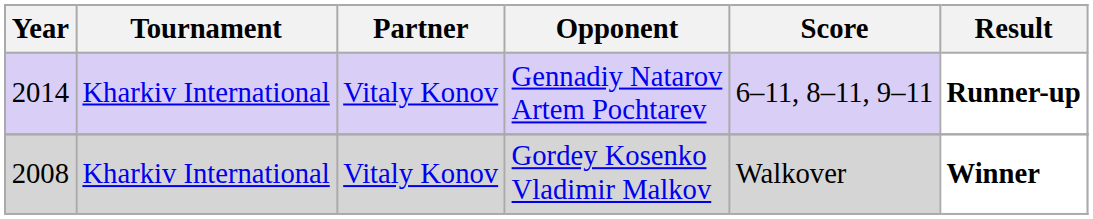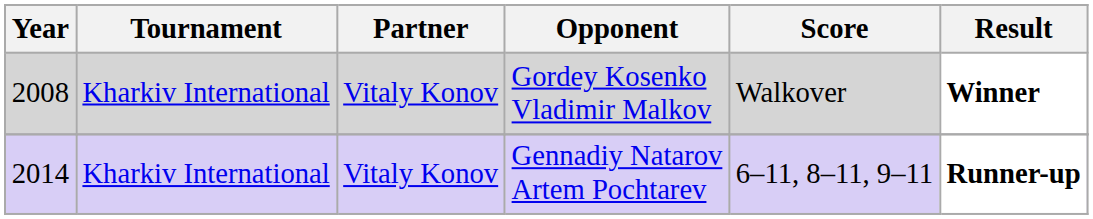rows swapped: (617, 92) <-> (611, 173)
